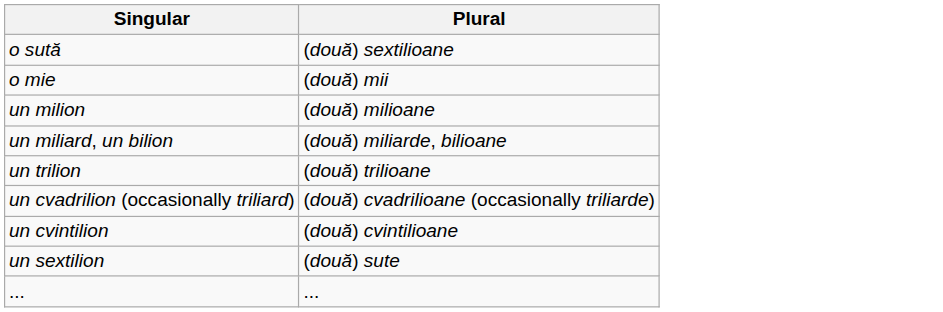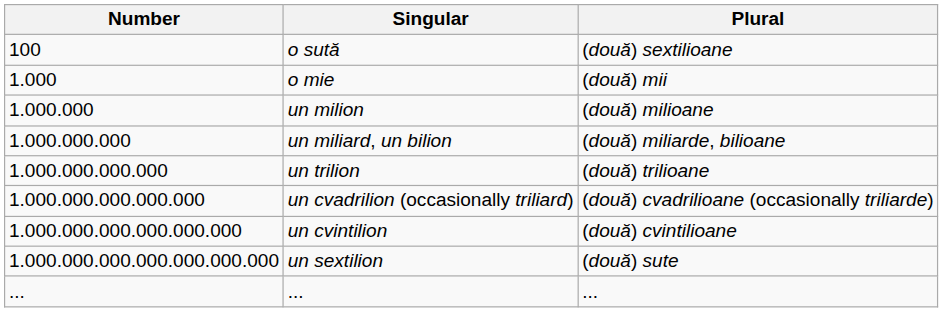+ column: (144, 19)
